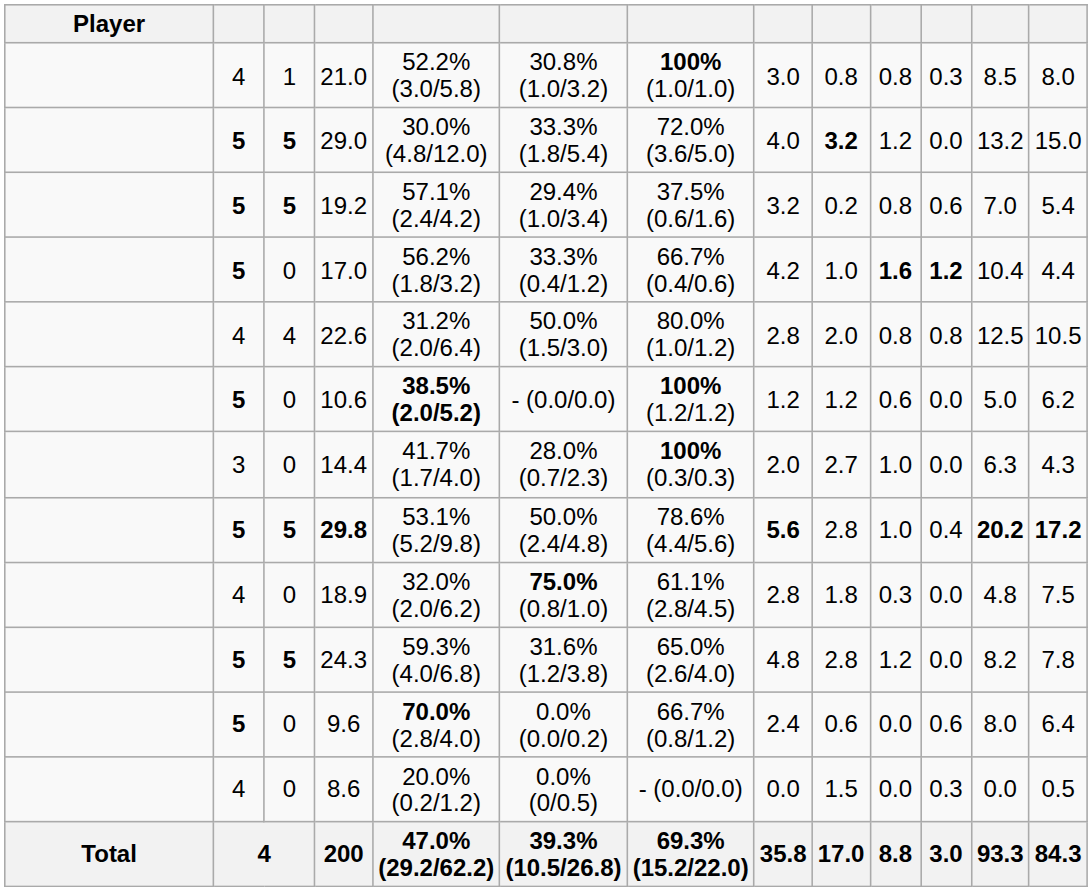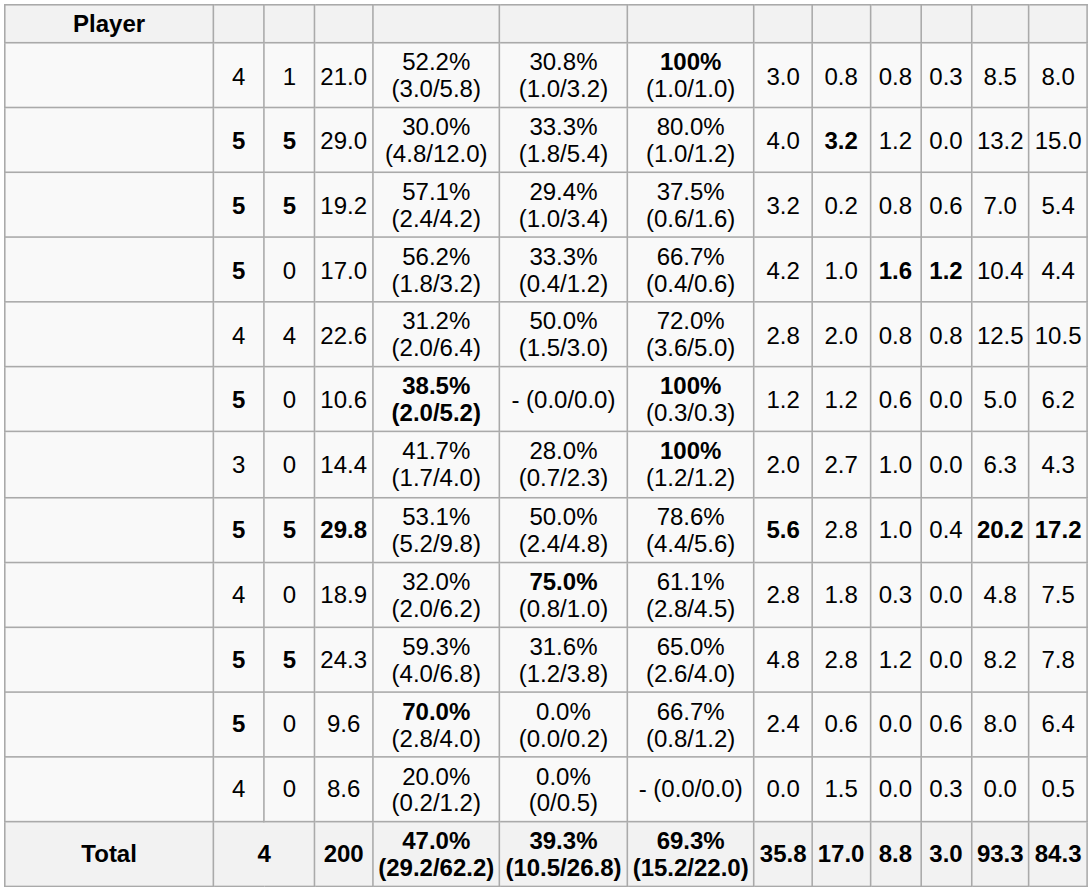(691, 140) 72.0% (3.6/5.0) -> (691, 140) 80.0% (1.0/1.2)
(691, 335) 80.0% (1.0/1.2) -> (691, 335) 72.0% (3.6/5.0)
(691, 400) 100% (1.2/1.2) -> (691, 400) 100% (0.3/0.3)
(691, 465) 100% (0.3/0.3) -> (691, 465) 100% (1.2/1.2)
